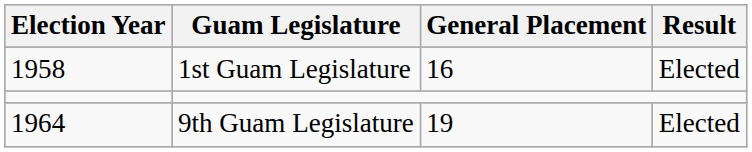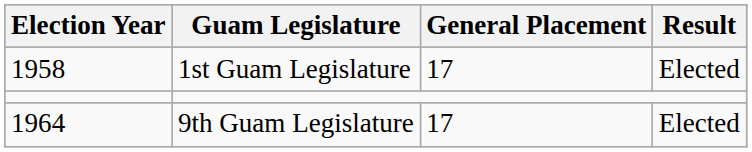(440, 68) 16 -> (440, 68) 17
(440, 124) 19 -> (440, 124) 17
